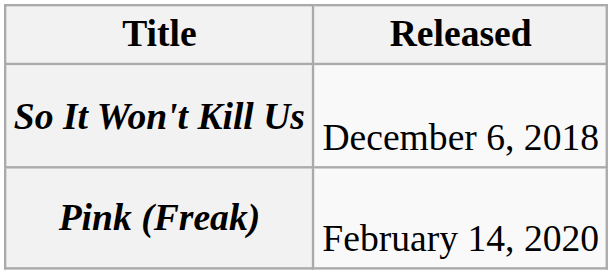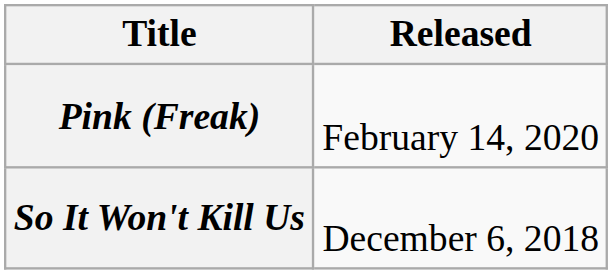rows swapped: (159, 115) <-> (159, 217)
